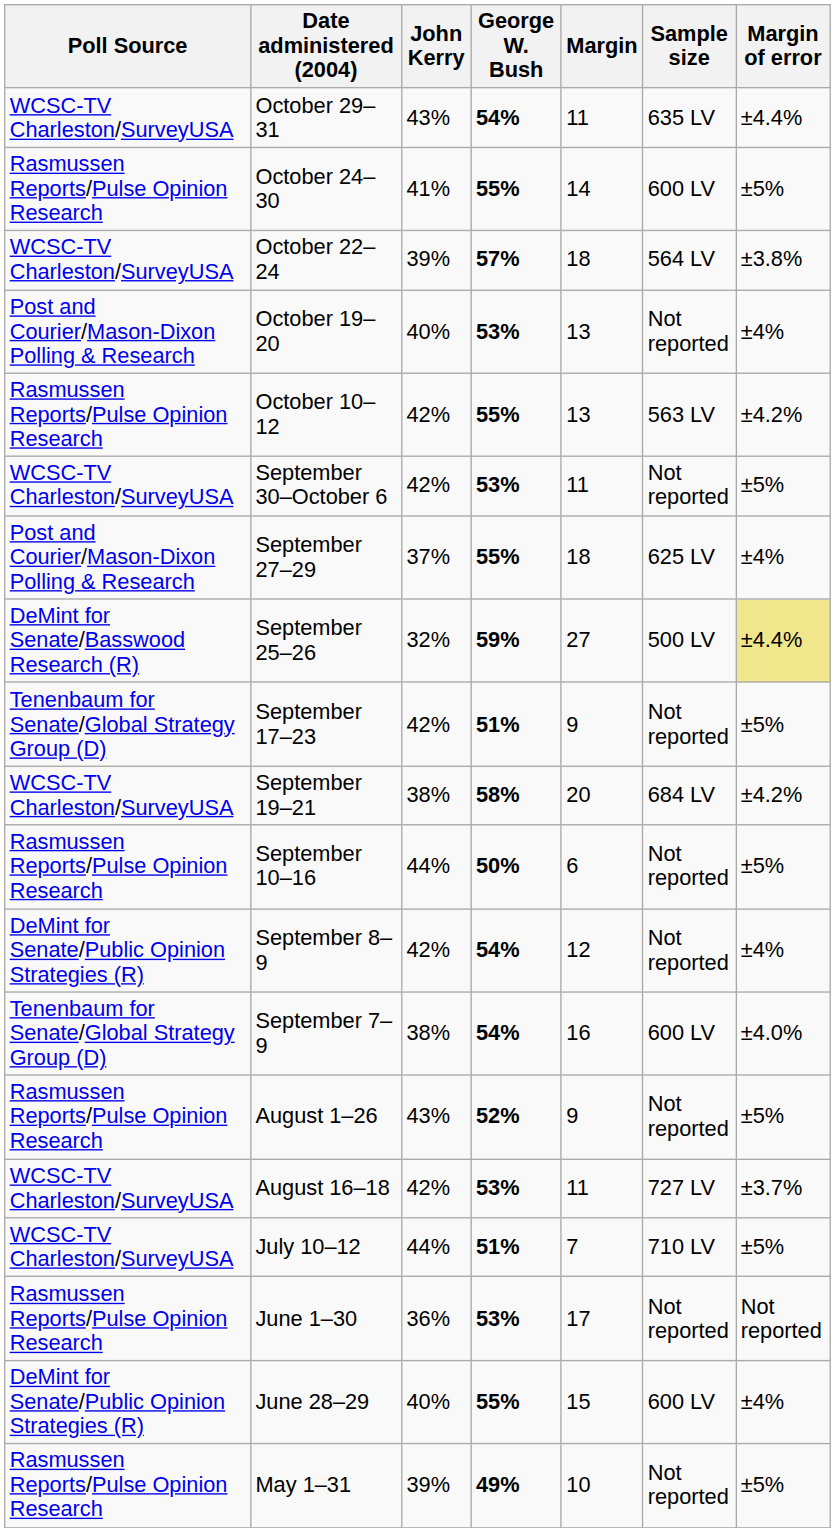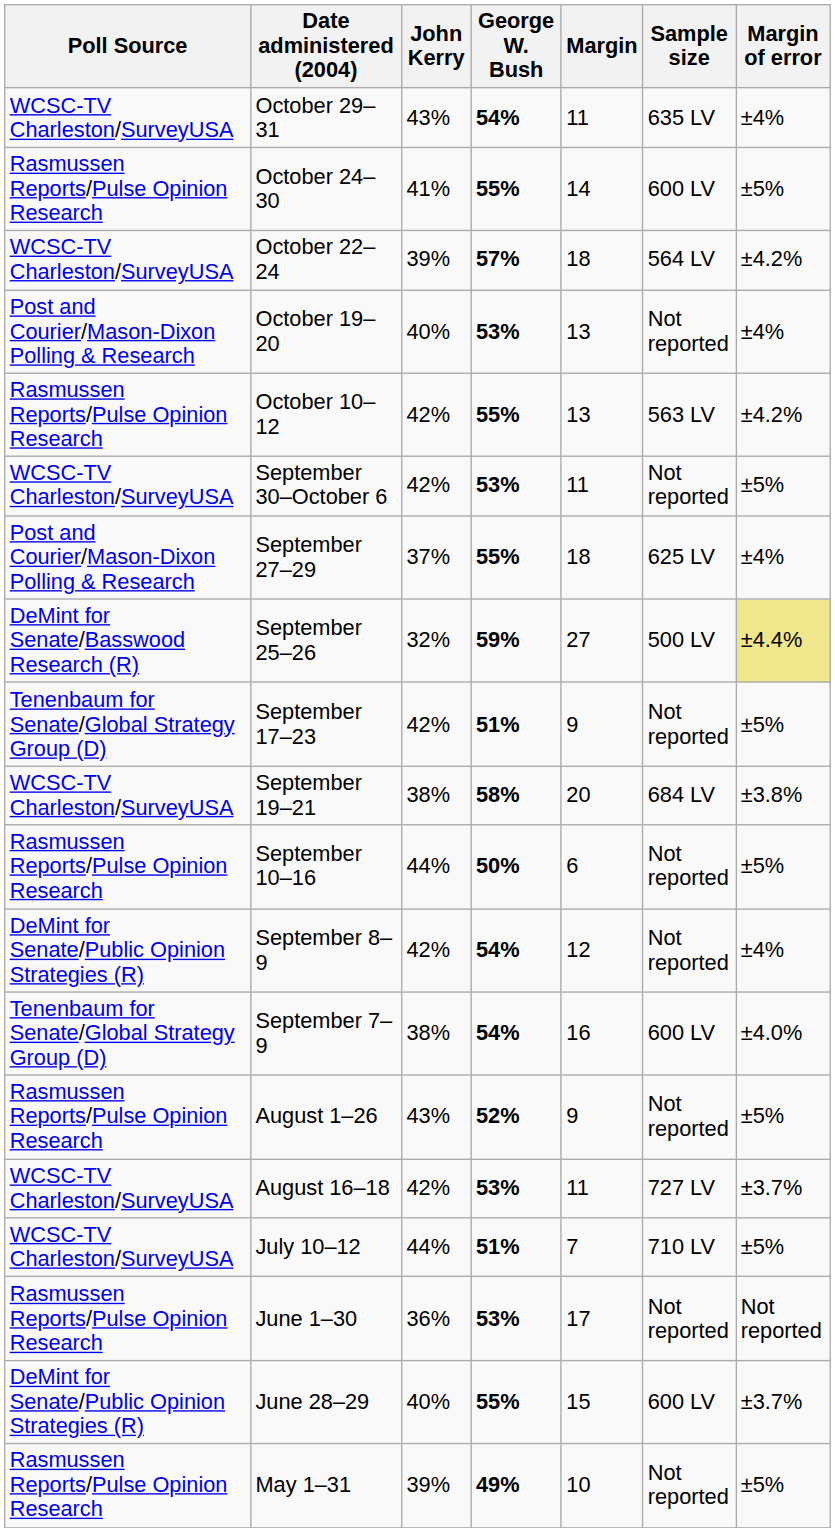(771, 117) ±4.4% -> (762, 117) ±4%
(771, 259) ±3.8% -> (771, 259) ±4.2%
(771, 795) ±4.2% -> (771, 795) ±3.8%
(762, 1401) ±4% -> (771, 1401) ±3.7%
